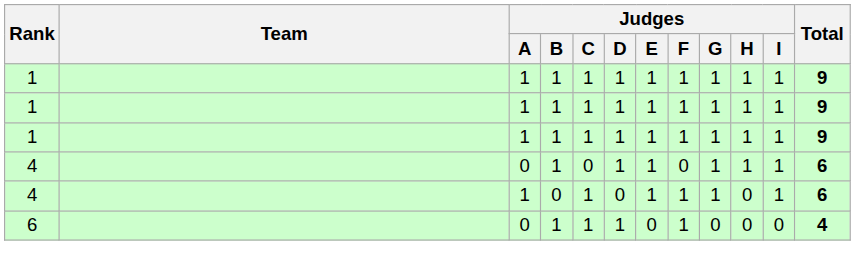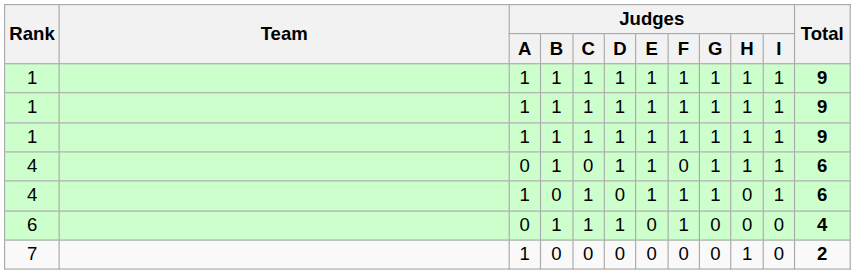+ row: (32, 254)
